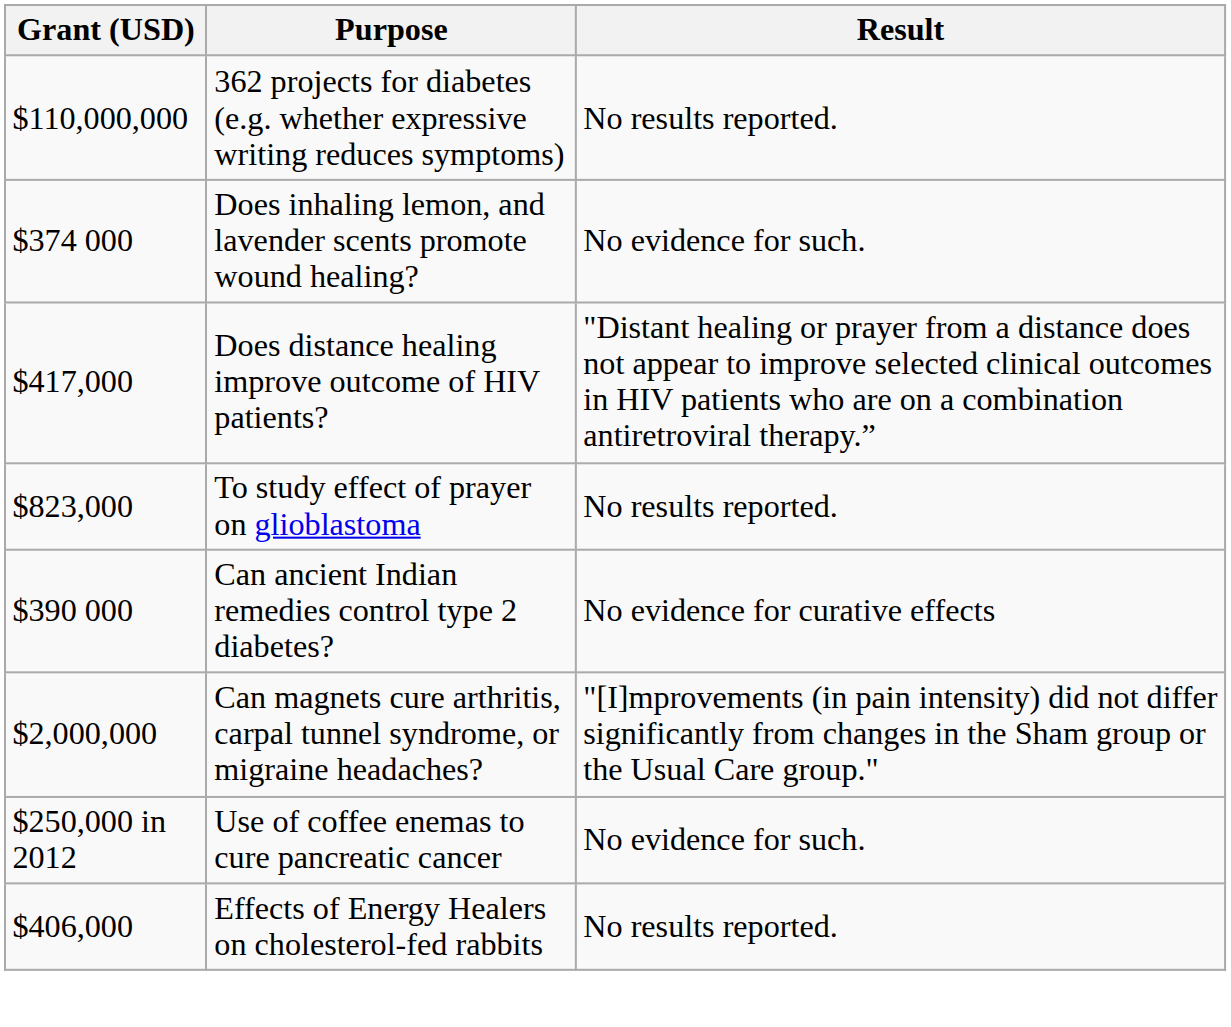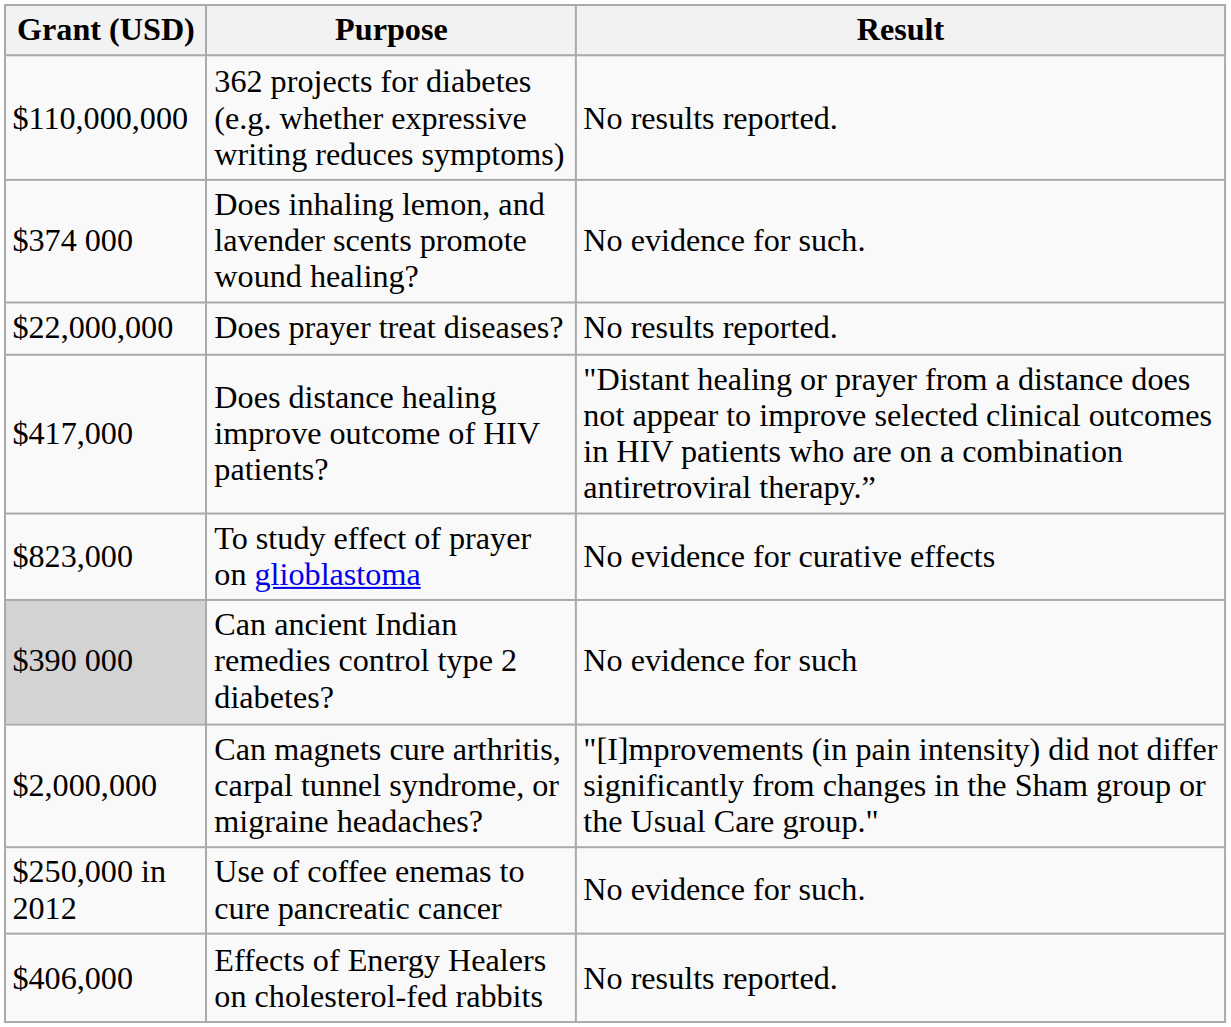+ row: (389, 327)
(711, 505) No results reported. -> (789, 556) No evidence for curative effects
(73, 610) no background -> (73, 661) lightgrey background
(789, 610) No evidence for curative effects -> (720, 661) No evidence for such
